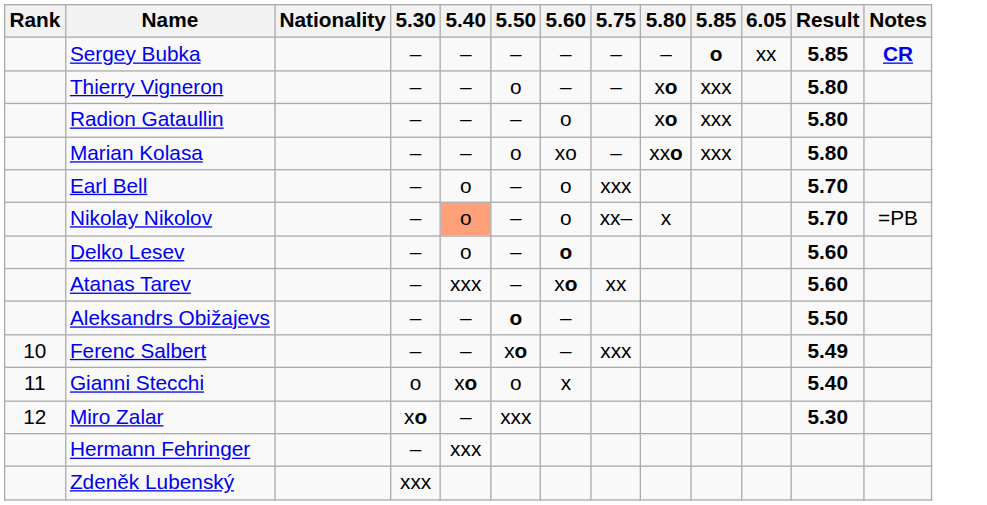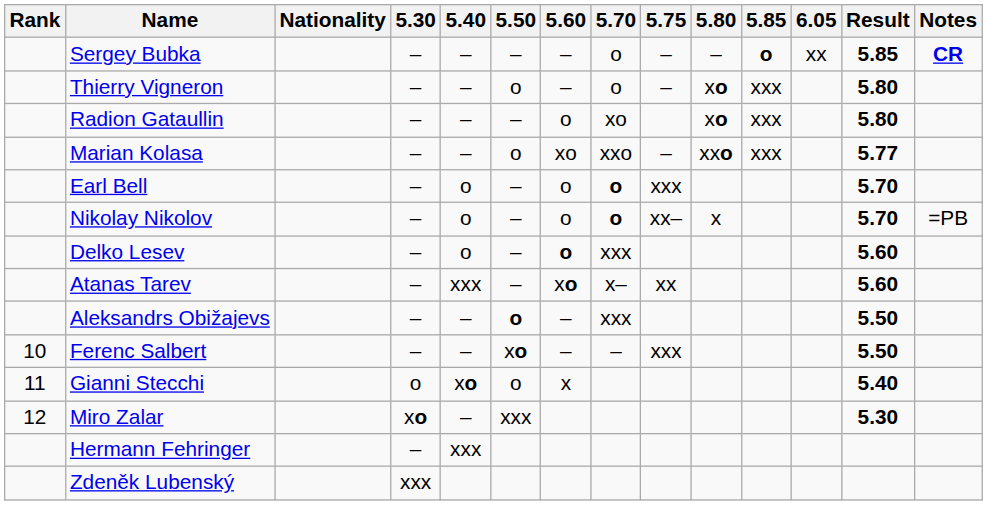+ column: (616, 20)
(828, 152) 5.80 -> (878, 152) 5.77
(466, 218) lightsalmon background -> (466, 218) no background
(828, 350) 5.49 -> (878, 350) 5.50
